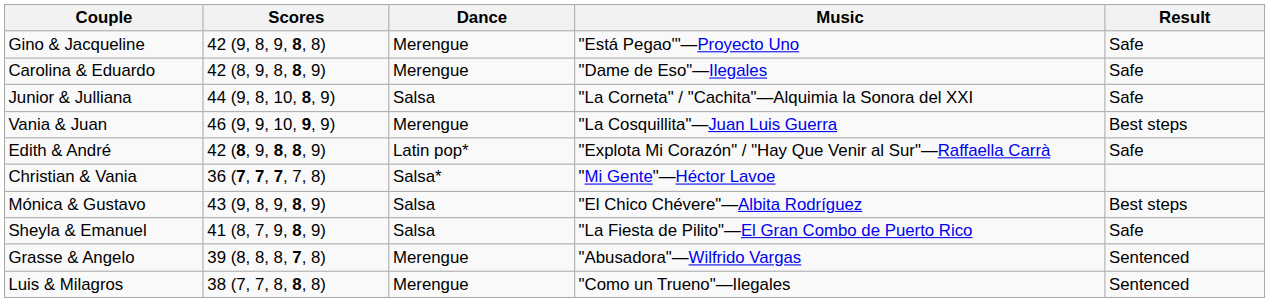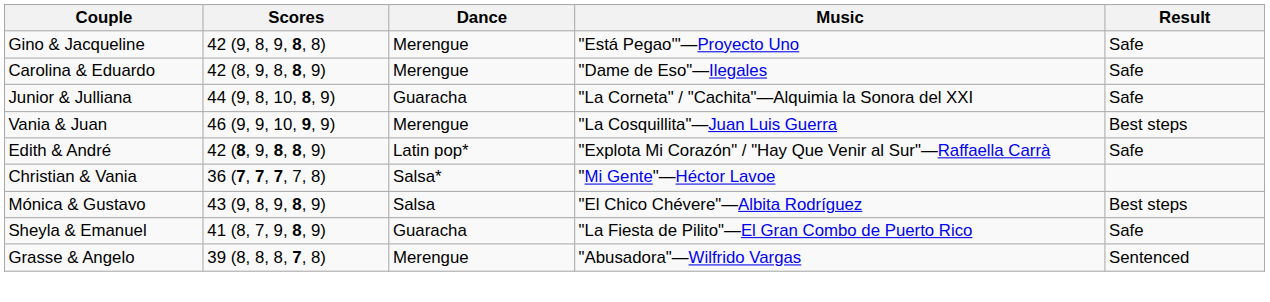(414, 97) Salsa -> (430, 97) Guaracha
(414, 230) Salsa -> (430, 230) Guaracha
- row: (66, 284)
